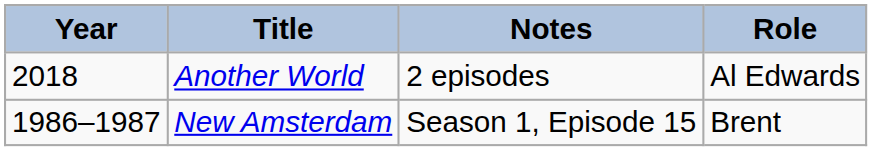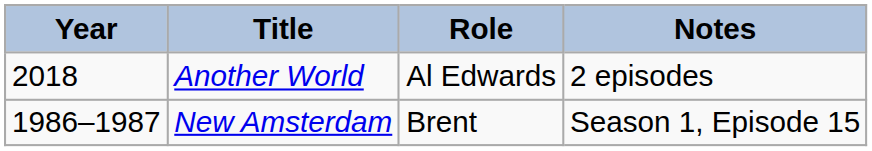columns swapped: (785, 29) <-> (551, 29)
